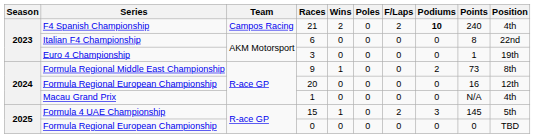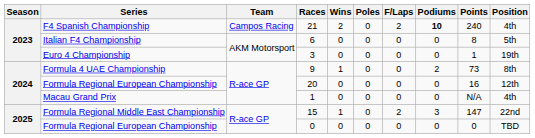(510, 41) 22nd -> (510, 41) 5th
(134, 69) Formula Regional Middle East Championship -> (104, 69) Formula 4 UAE Championship
(104, 112) Formula 4 UAE Championship -> (134, 112) Formula Regional Middle East Championship
(474, 112) 145 -> (474, 112) 147
(510, 112) 5th -> (510, 112) 22nd
